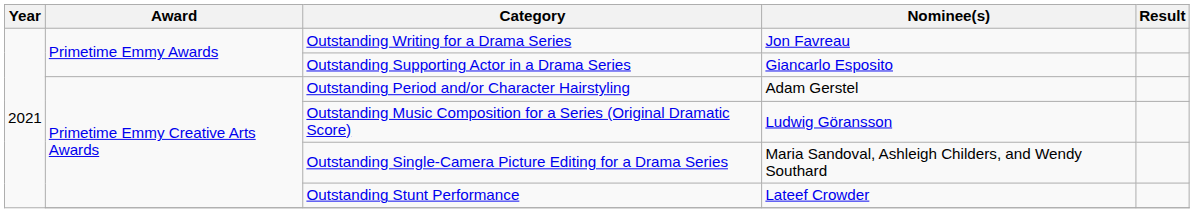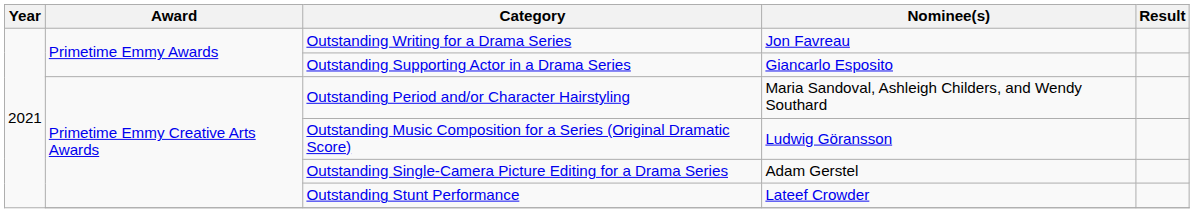(812, 88) Adam Gerstel -> (924, 97) Maria Sandoval, Ashleigh Childers, and Wendy Southard
(924, 162) Maria Sandoval, Ashleigh Childers, and Wendy Southard -> (812, 171) Adam Gerstel
